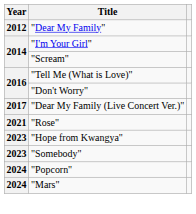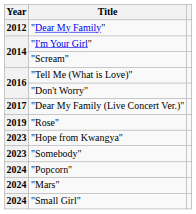(17, 122) 2021 -> (17, 122) 2019
+ row: (56, 201)
